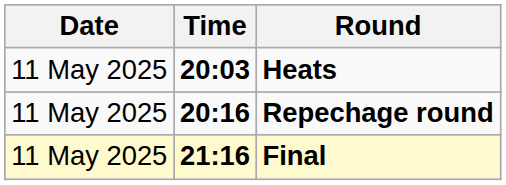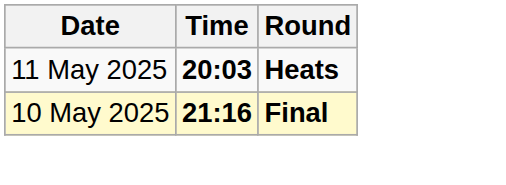- row: (378, 112)
(89, 156) 11 May 2025 -> (90, 112) 10 May 2025
